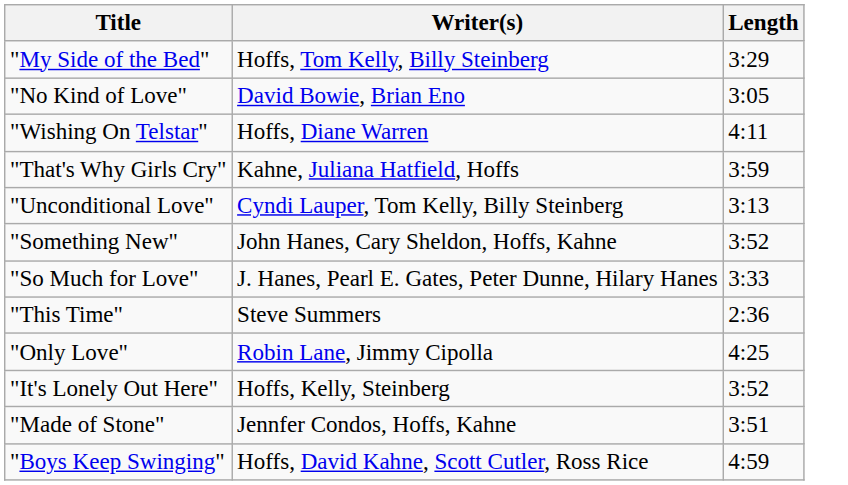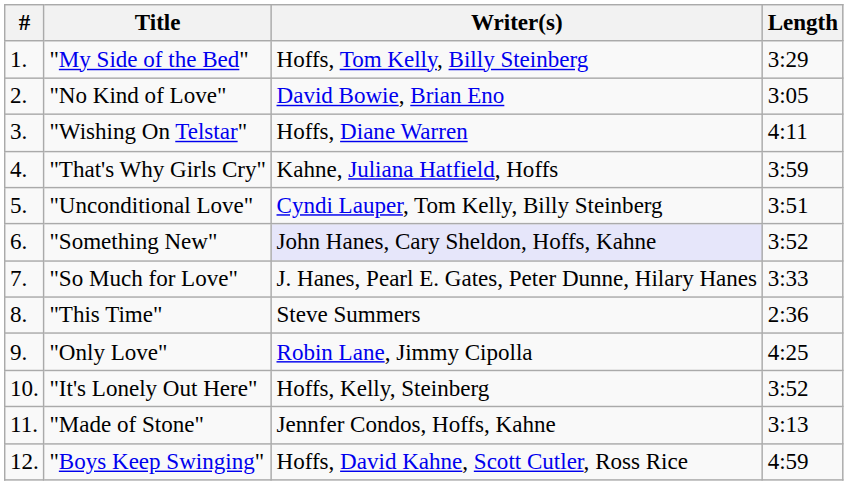+ column: (24, 22)
(749, 205) 3:13 -> (788, 205) 3:51
(427, 242) no background -> (466, 242) lavender background
(749, 424) 3:51 -> (788, 424) 3:13
